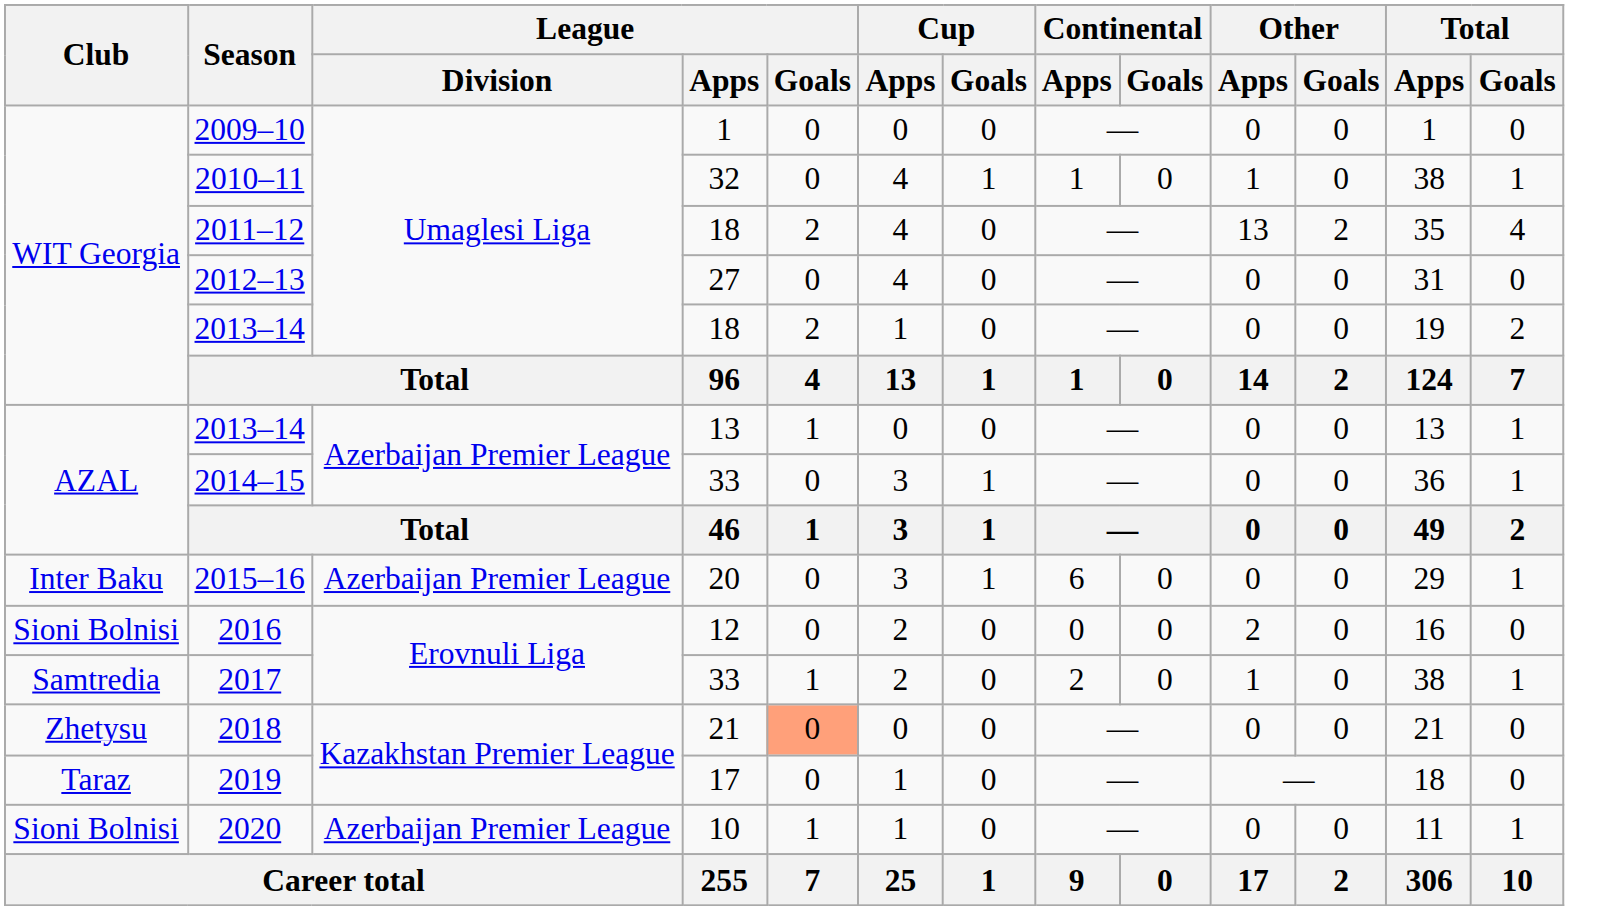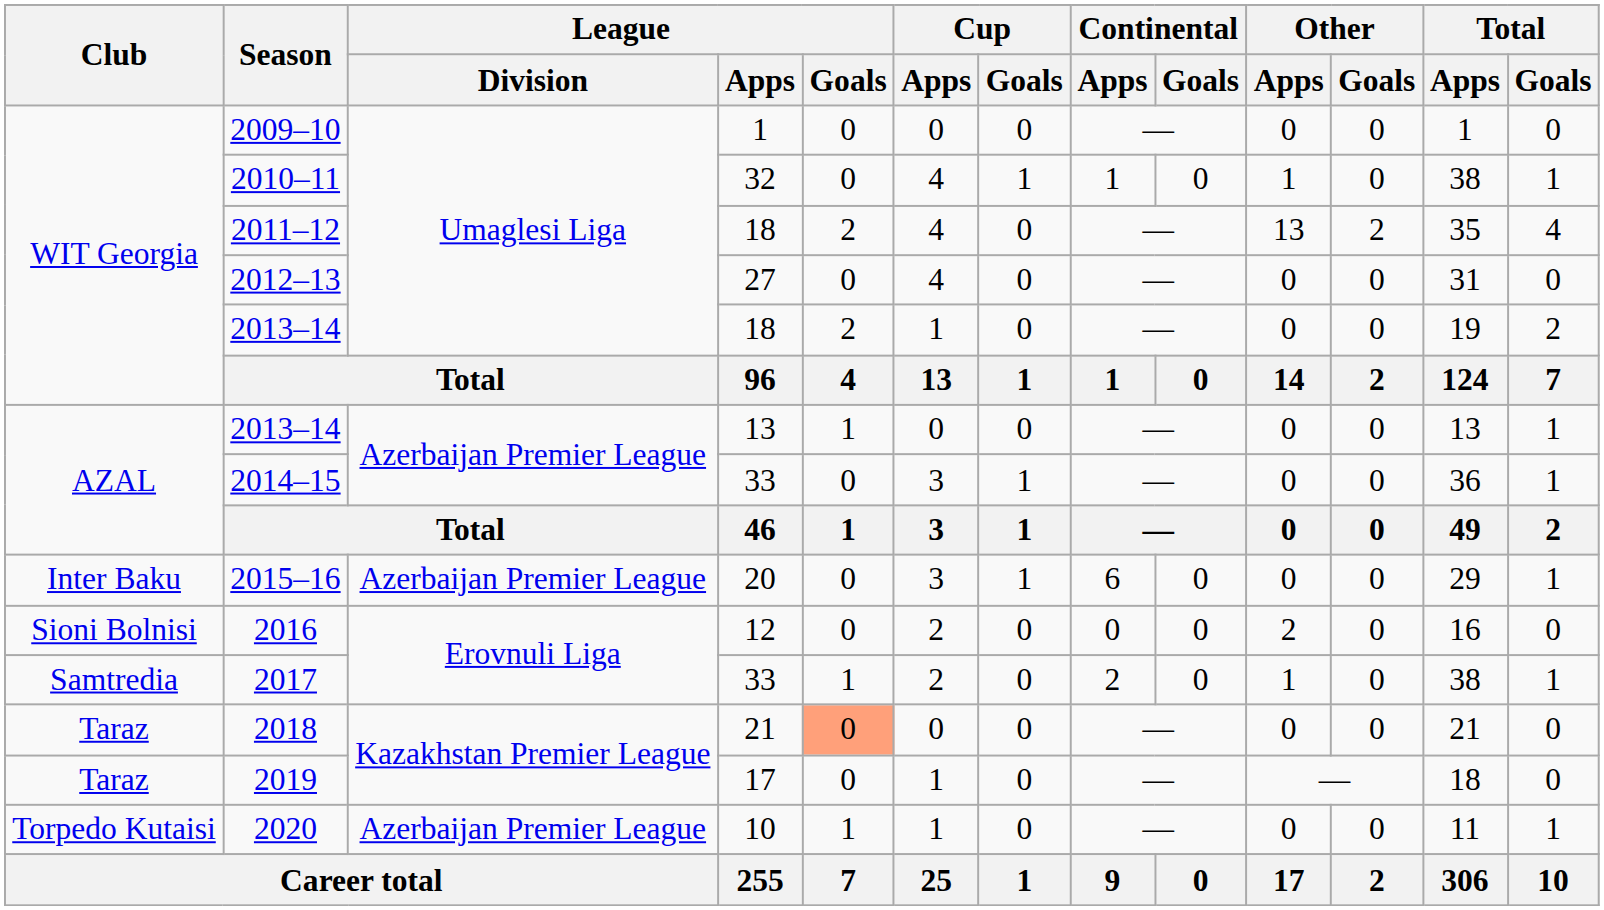(96, 729) Zhetysu -> (114, 729) Taraz
(96, 829) Sioni Bolnisi -> (114, 829) Torpedo Kutaisi
